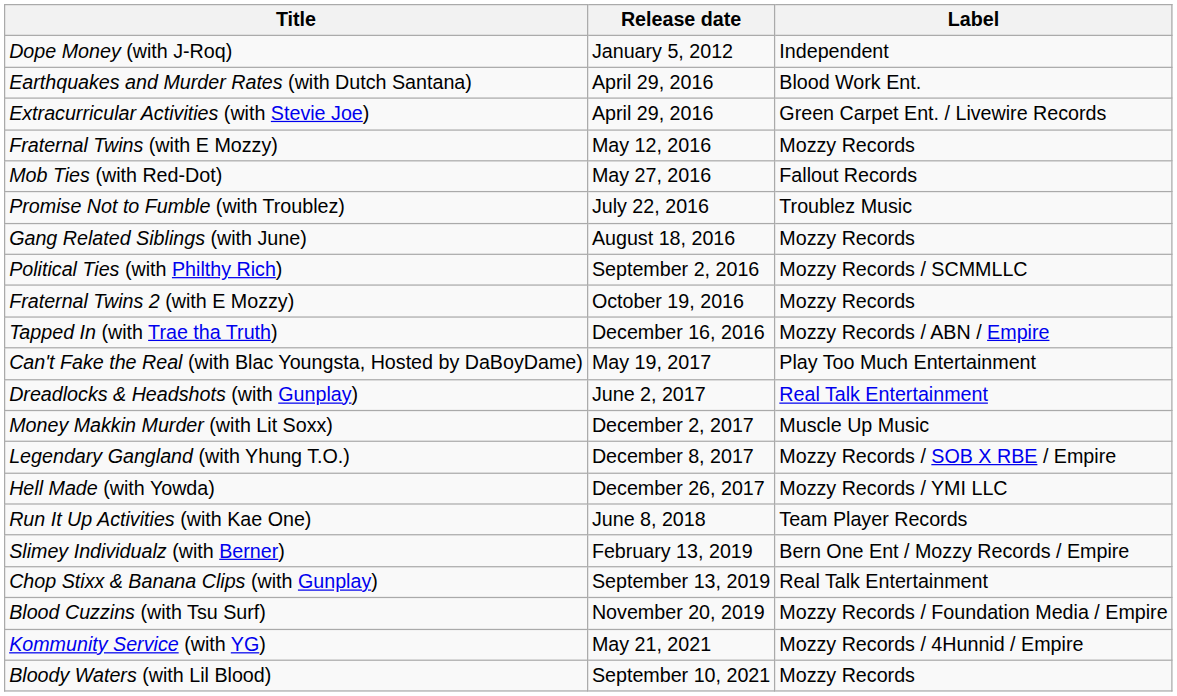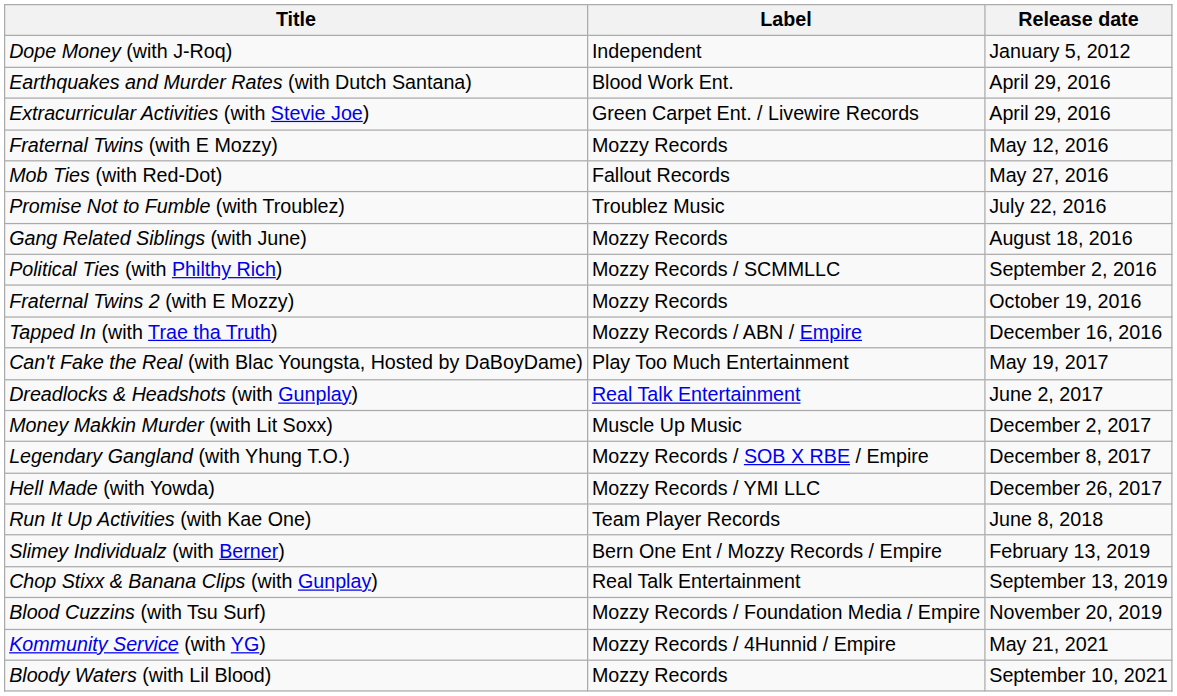columns swapped: (681, 20) <-> (973, 20)
